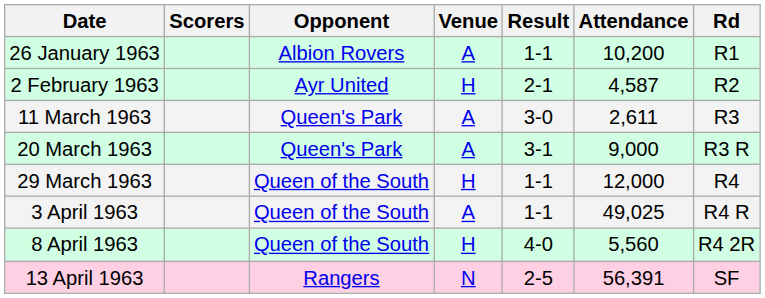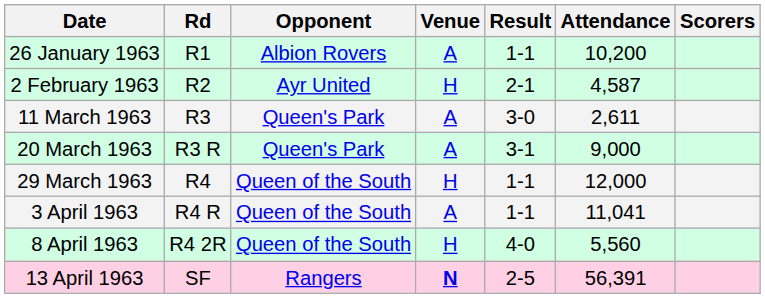columns swapped: (727, 21) <-> (207, 21)
(634, 213) 49,025 -> (616, 213) 11,041
(468, 277) normal -> (450, 277) bold
